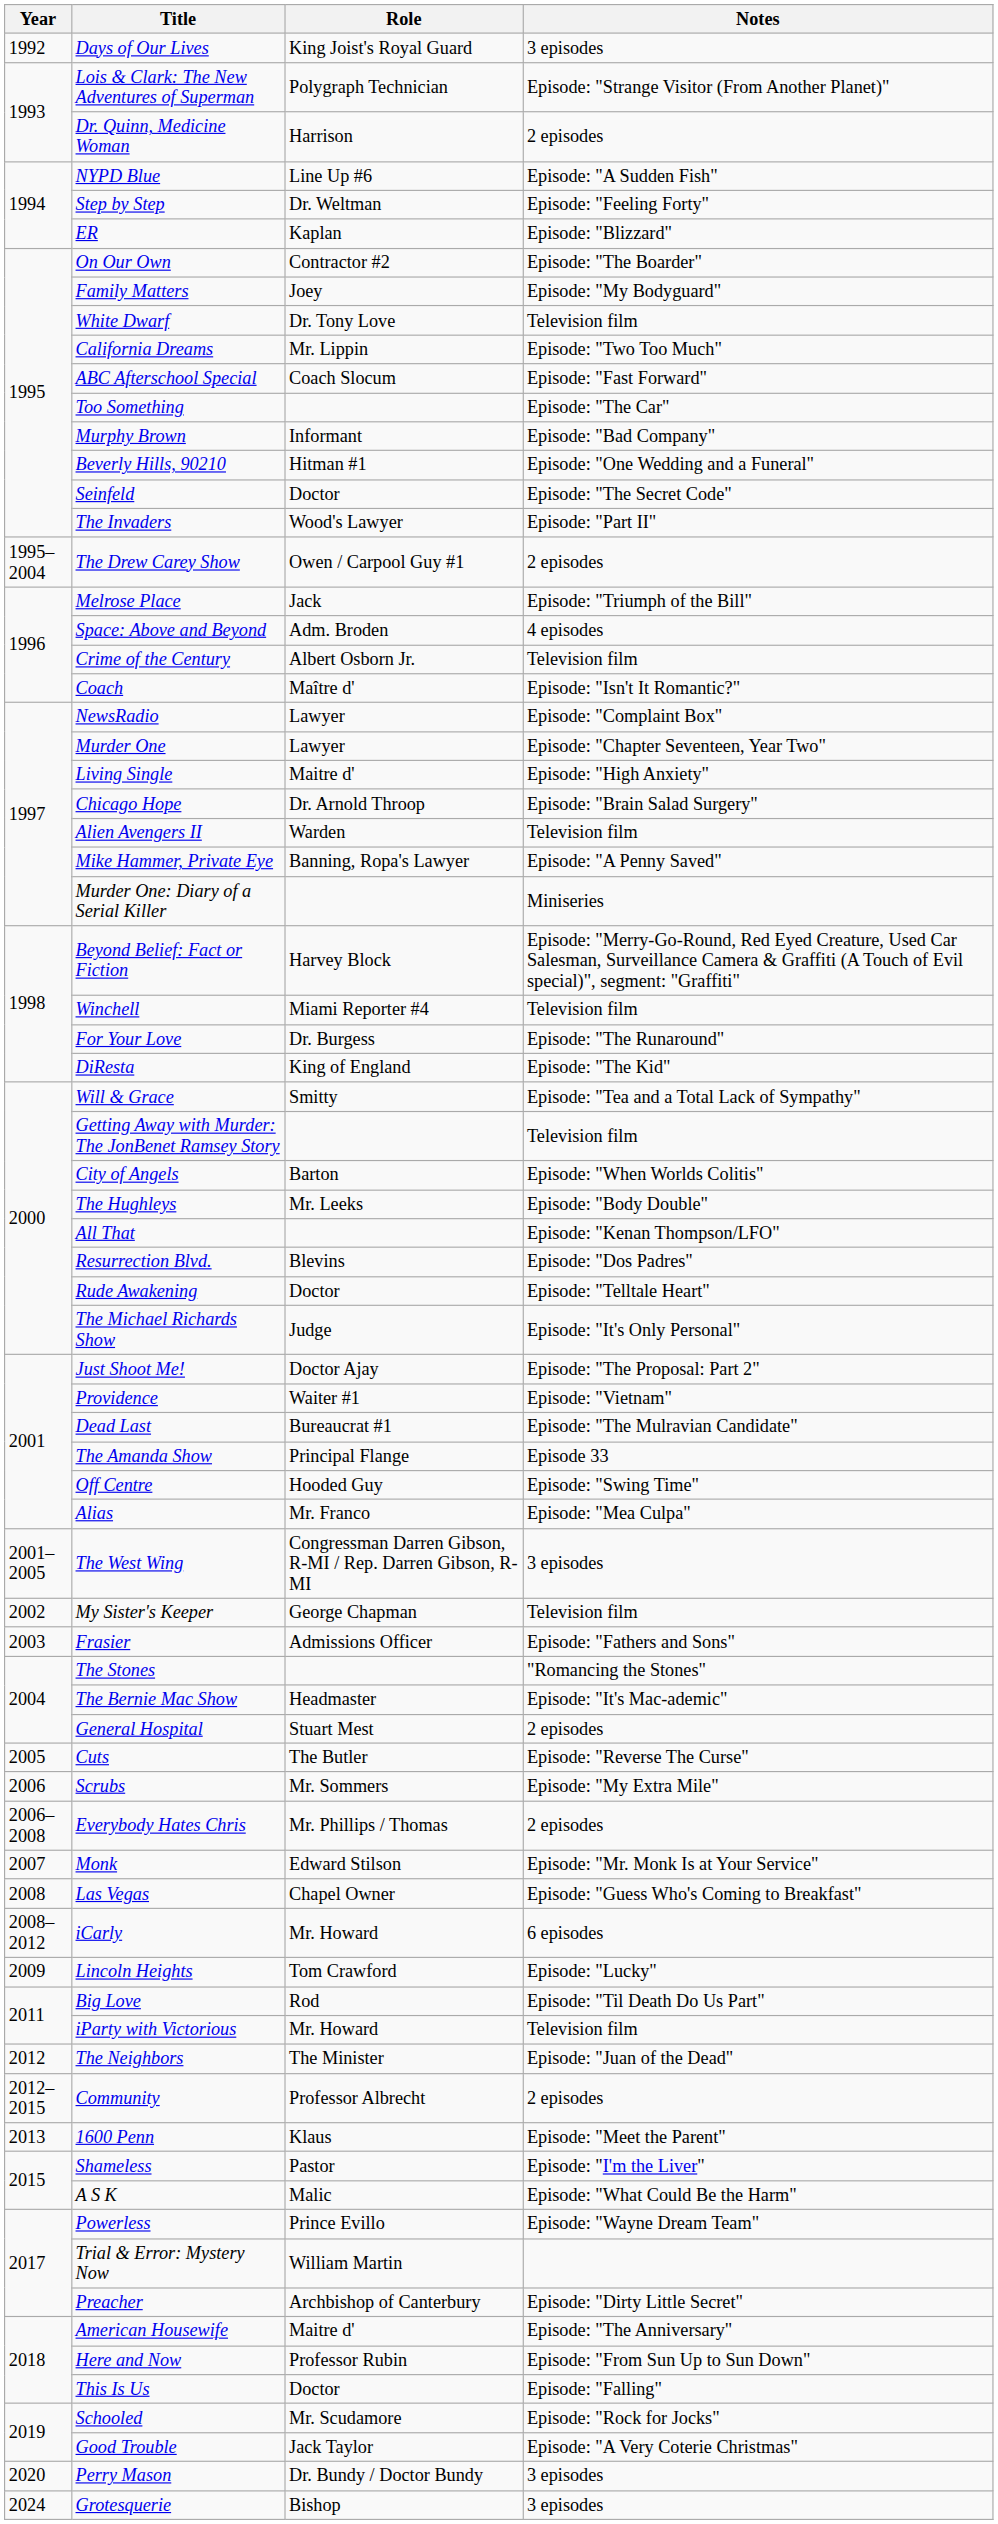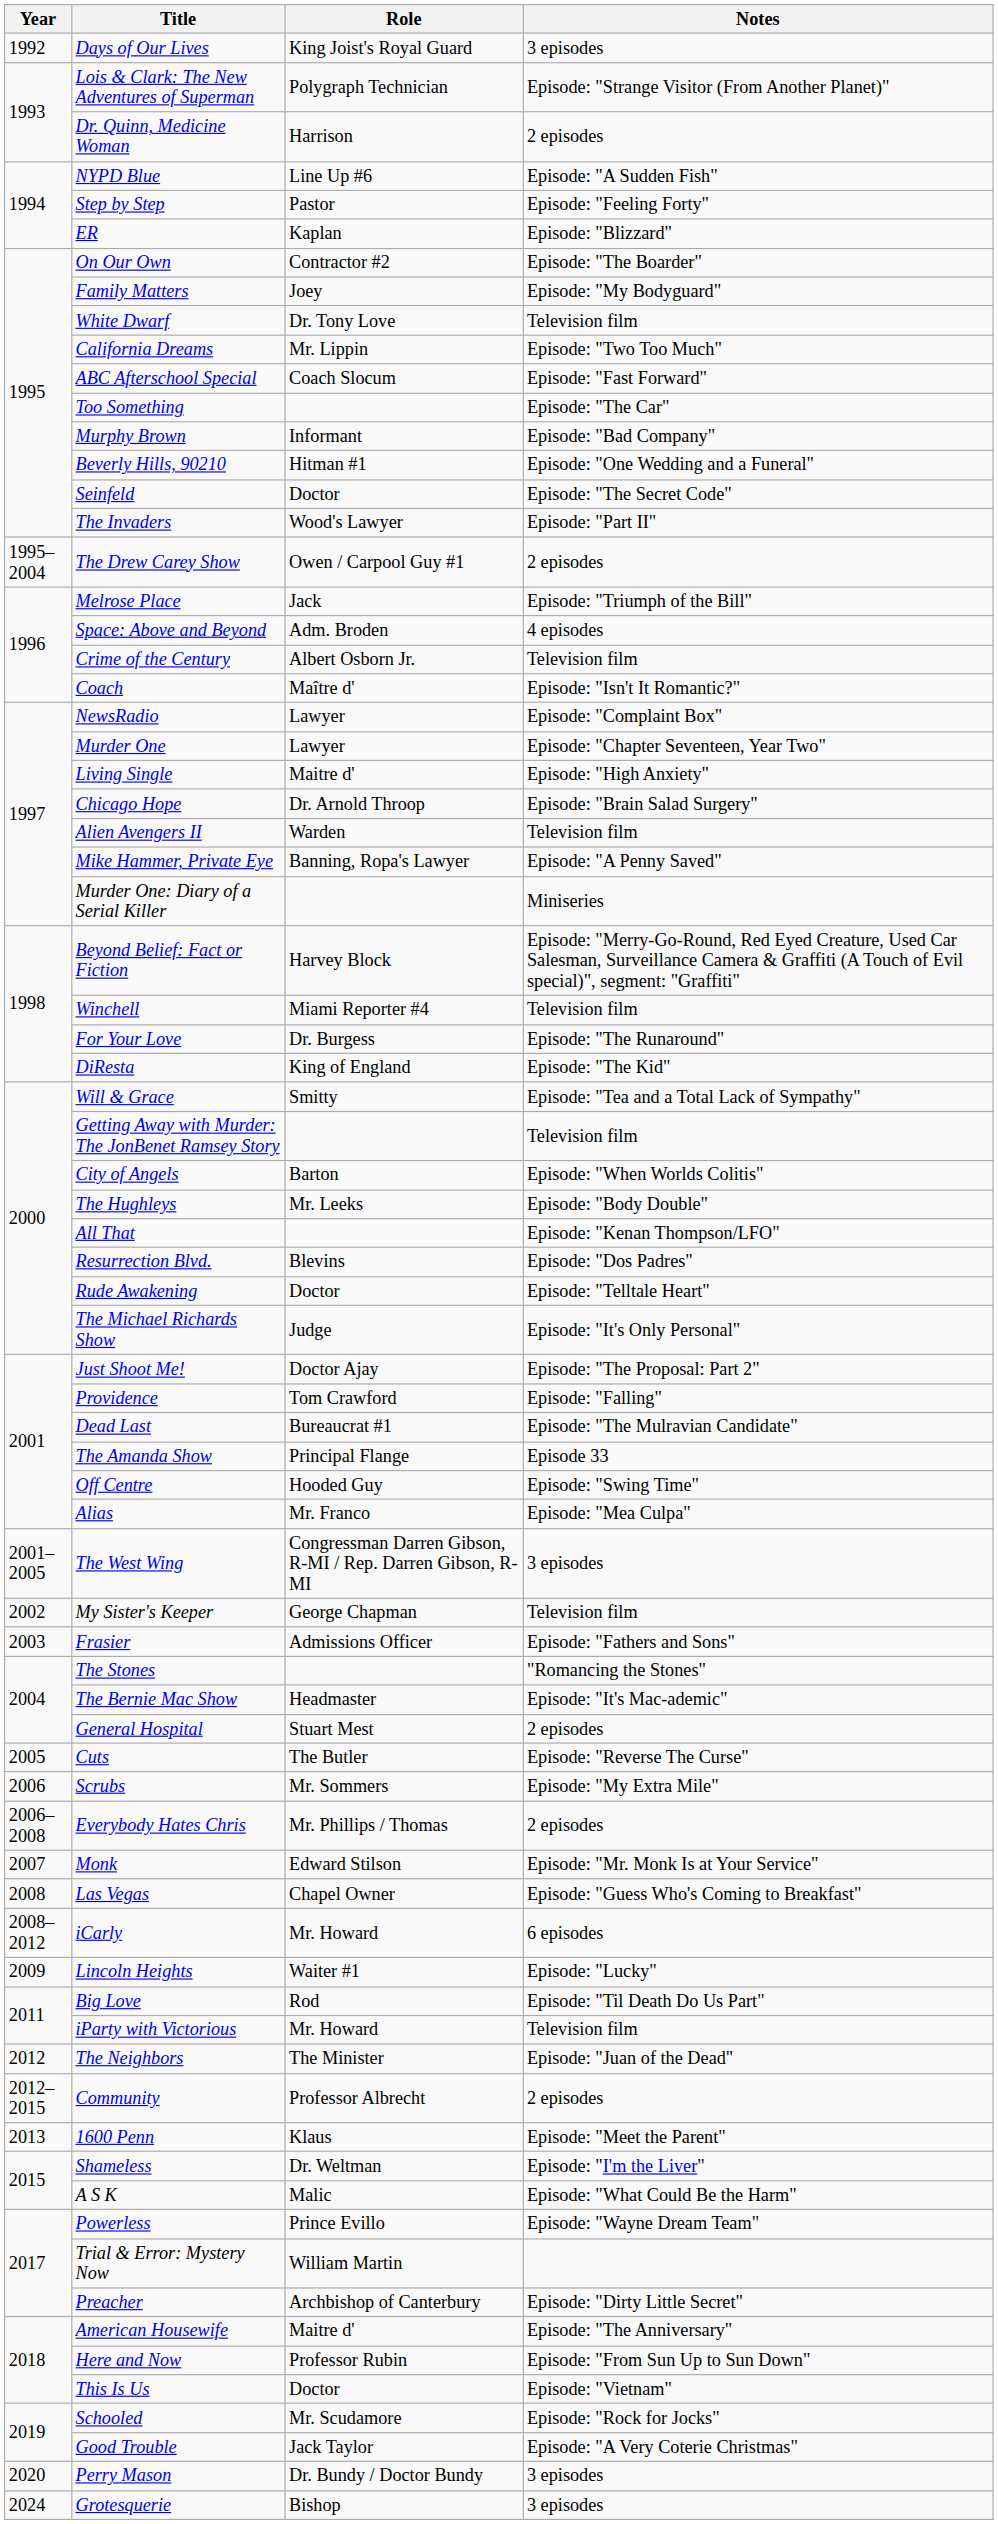(335, 204) Dr. Weltman -> (312, 204) Pastor
(325, 1398) Waiter #1 -> (343, 1398) Tom Crawford
(599, 1398) Episode: "Vietnam" -> (594, 1398) Episode: "Falling"
(343, 1971) Tom Crawford -> (325, 1971) Waiter #1
(312, 2166) Pastor -> (335, 2166) Dr. Weltman
(594, 2389) Episode: "Falling" -> (599, 2389) Episode: "Vietnam"
